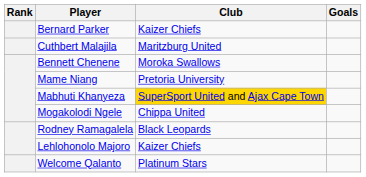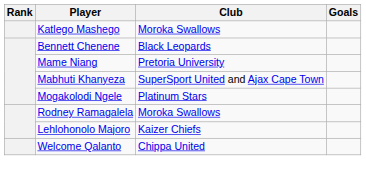+ row: (79, 29)
- row: (73, 29)
- row: (77, 46)
(179, 63) Moroka Swallows -> (174, 46) Black Leopards
(231, 96) gold background -> (231, 79) no background
(171, 113) Chippa United -> (172, 96) Platinum Stars
(174, 130) Black Leopards -> (179, 113) Moroka Swallows
(172, 163) Platinum Stars -> (171, 146) Chippa United
